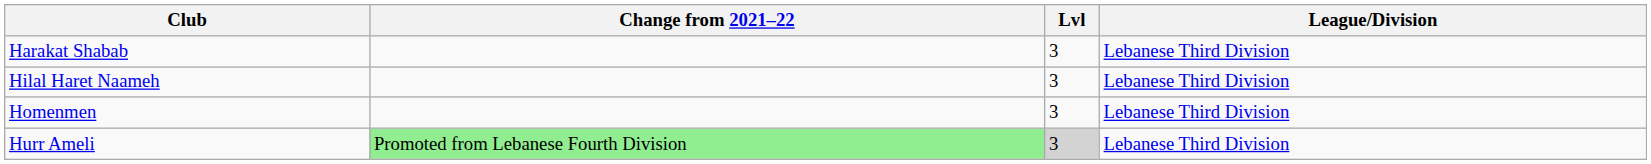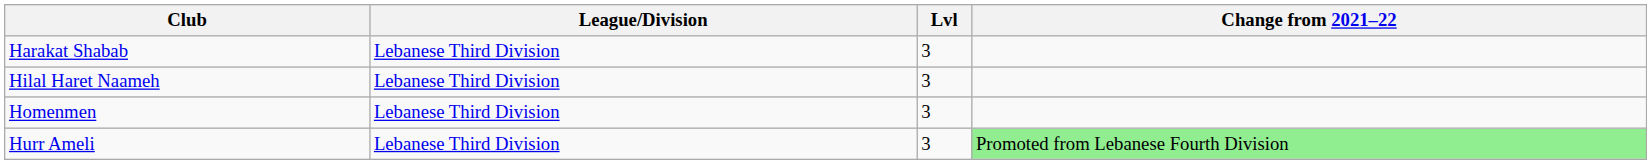columns swapped: (1373, 20) <-> (707, 20)
(1054, 143) lightgrey background -> (926, 143) no background
